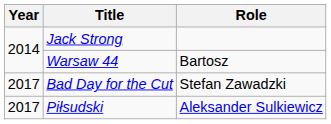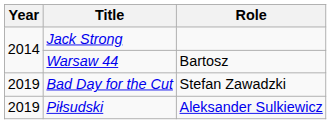(24, 84) 2017 -> (24, 84) 2019
(24, 107) 2017 -> (24, 107) 2019
